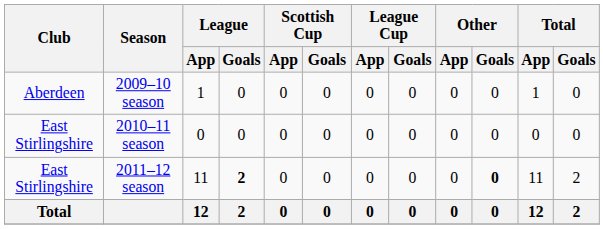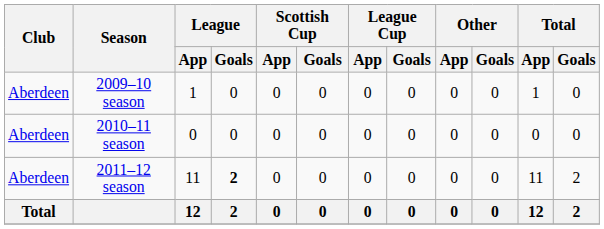(54, 135) East Stirlingshire -> (39, 135) Aberdeen
(54, 178) East Stirlingshire -> (39, 178) Aberdeen
(495, 178) bold -> (495, 178) normal
